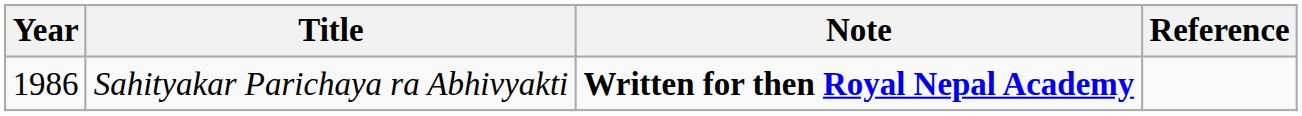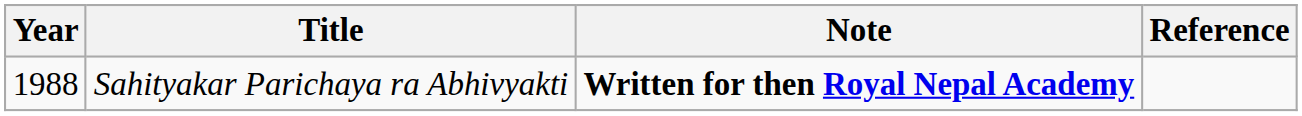(46, 82) 1986 -> (46, 82) 1988
